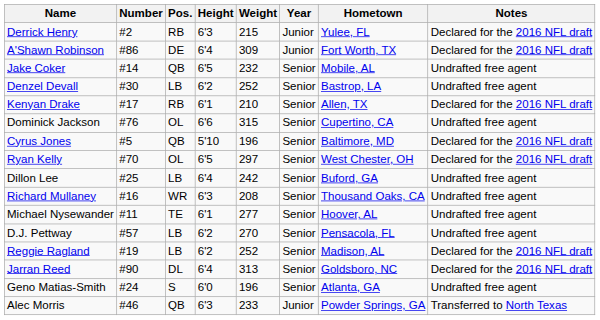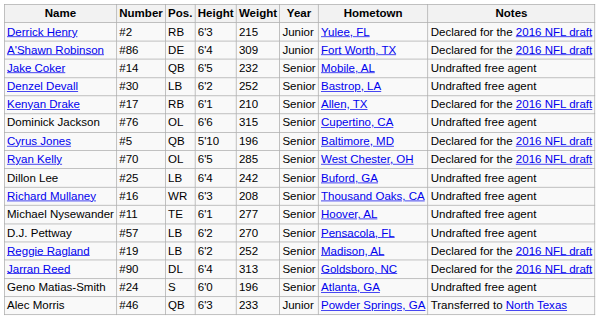(249, 159) 297 -> (249, 159) 285
